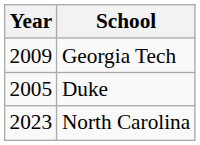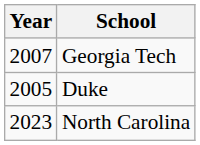(31, 55) 2009 -> (31, 55) 2007
